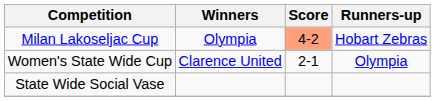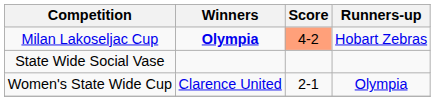(230, 38) normal -> (230, 38) bold
rows swapped: (90, 61) <-> (90, 84)
